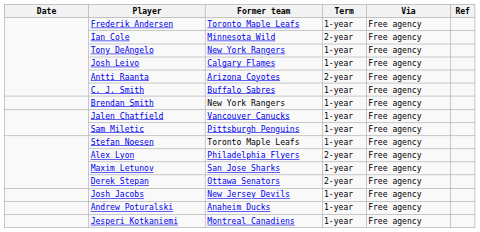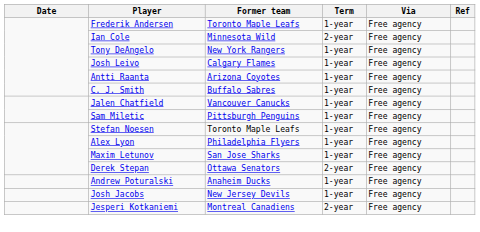(339, 77) 2-year -> (339, 77) 1-year
- row: (122, 103)
(339, 155) 2-year -> (339, 142) 1-year
rows swapped: (117, 195) <-> (132, 208)
(339, 221) 1-year -> (339, 208) 2-year
